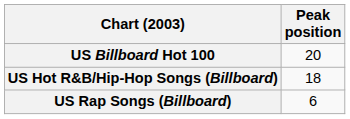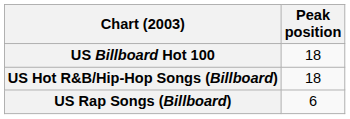(313, 55) 20 -> (313, 55) 18
